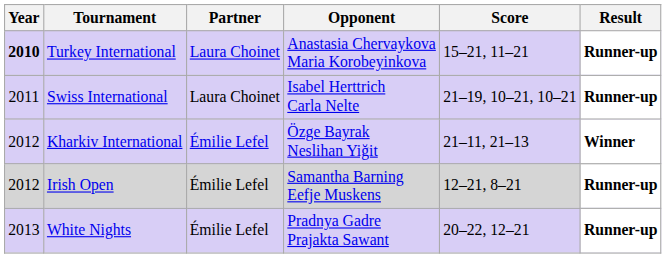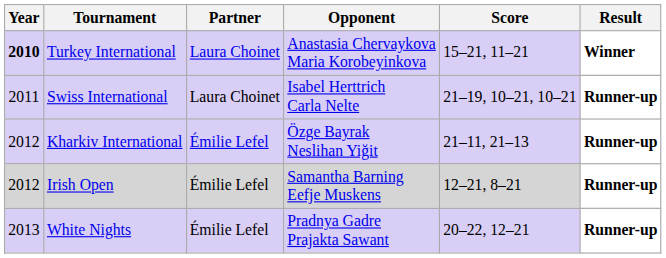(621, 52) Runner-up -> (609, 52) Winner
(609, 141) Winner -> (621, 141) Runner-up
